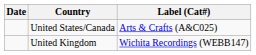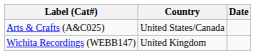columns swapped: (16, 12) <-> (184, 12)
